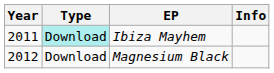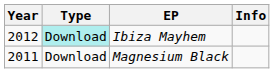(23, 36) 2011 -> (23, 36) 2012
(23, 57) 2012 -> (23, 57) 2011
